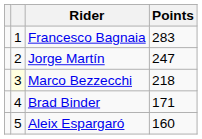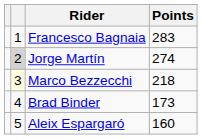(18, 59) no background -> (18, 59) lightgrey background
(163, 59) 247 -> (163, 59) 274
(163, 102) 171 -> (163, 102) 173
